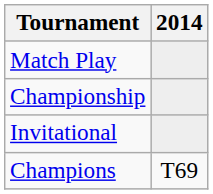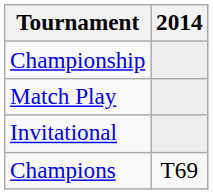rows swapped: (63, 59) <-> (78, 96)
